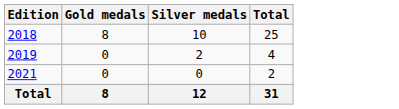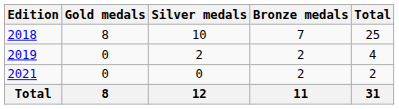+ column: (301, 14)
